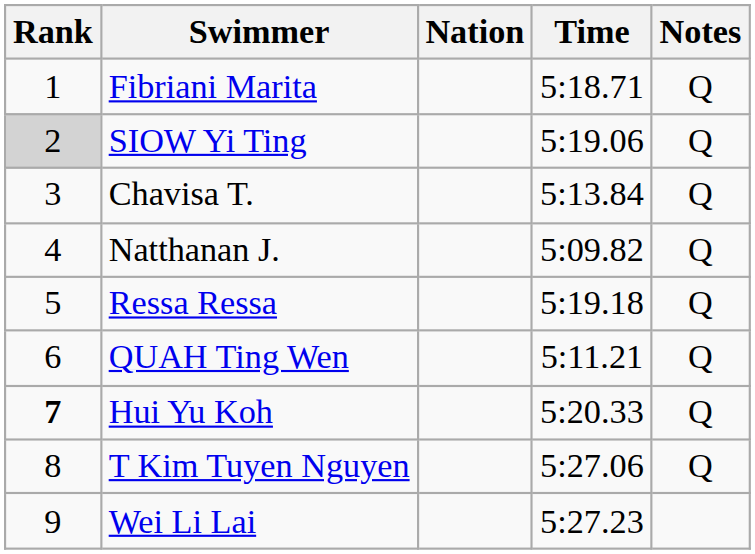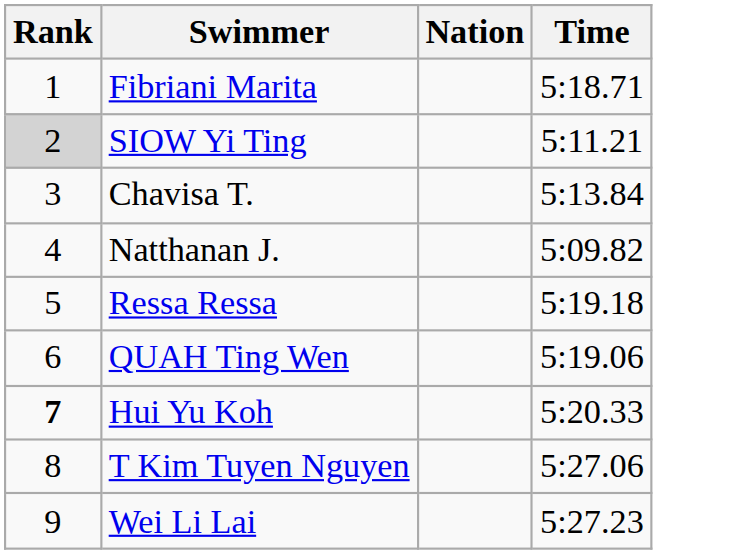- column: (700, 31)
(592, 140) 5:19.06 -> (592, 140) 5:11.21
(592, 357) 5:11.21 -> (592, 357) 5:19.06
